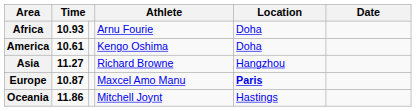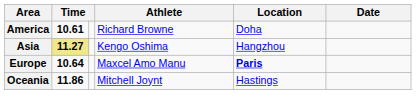- row: (28, 30)
(133, 47) Kengo Oshima -> (135, 30) Richard Browne
(70, 64) no background -> (70, 47) khaki background
(135, 64) Richard Browne -> (133, 47) Kengo Oshima
(70, 81) 10.87 -> (70, 64) 10.64
